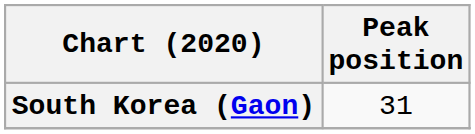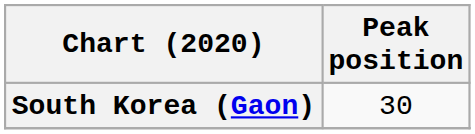(396, 106) 31 -> (396, 106) 30
